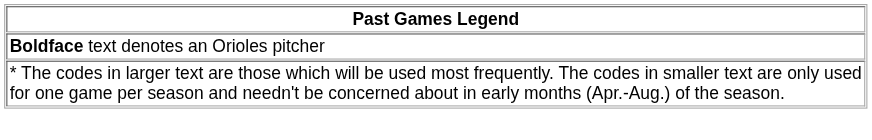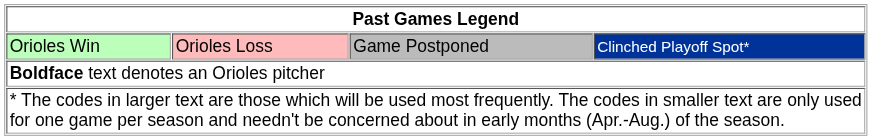+ row: (55, 46)
